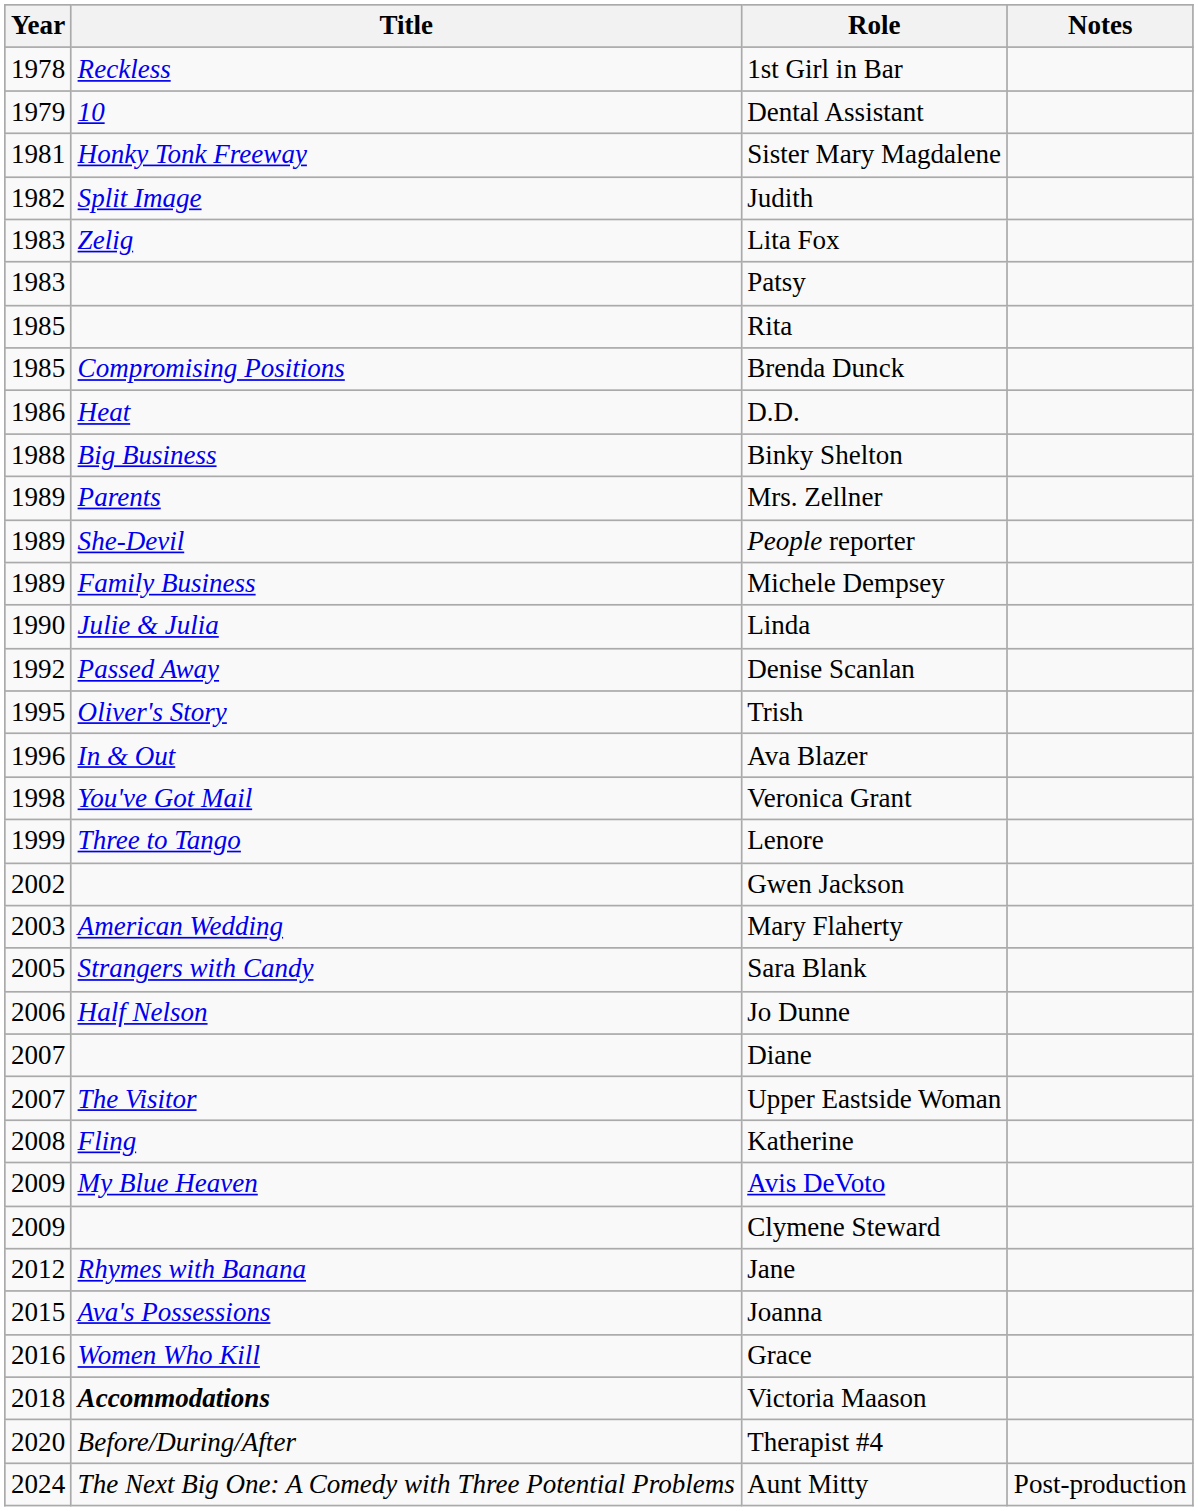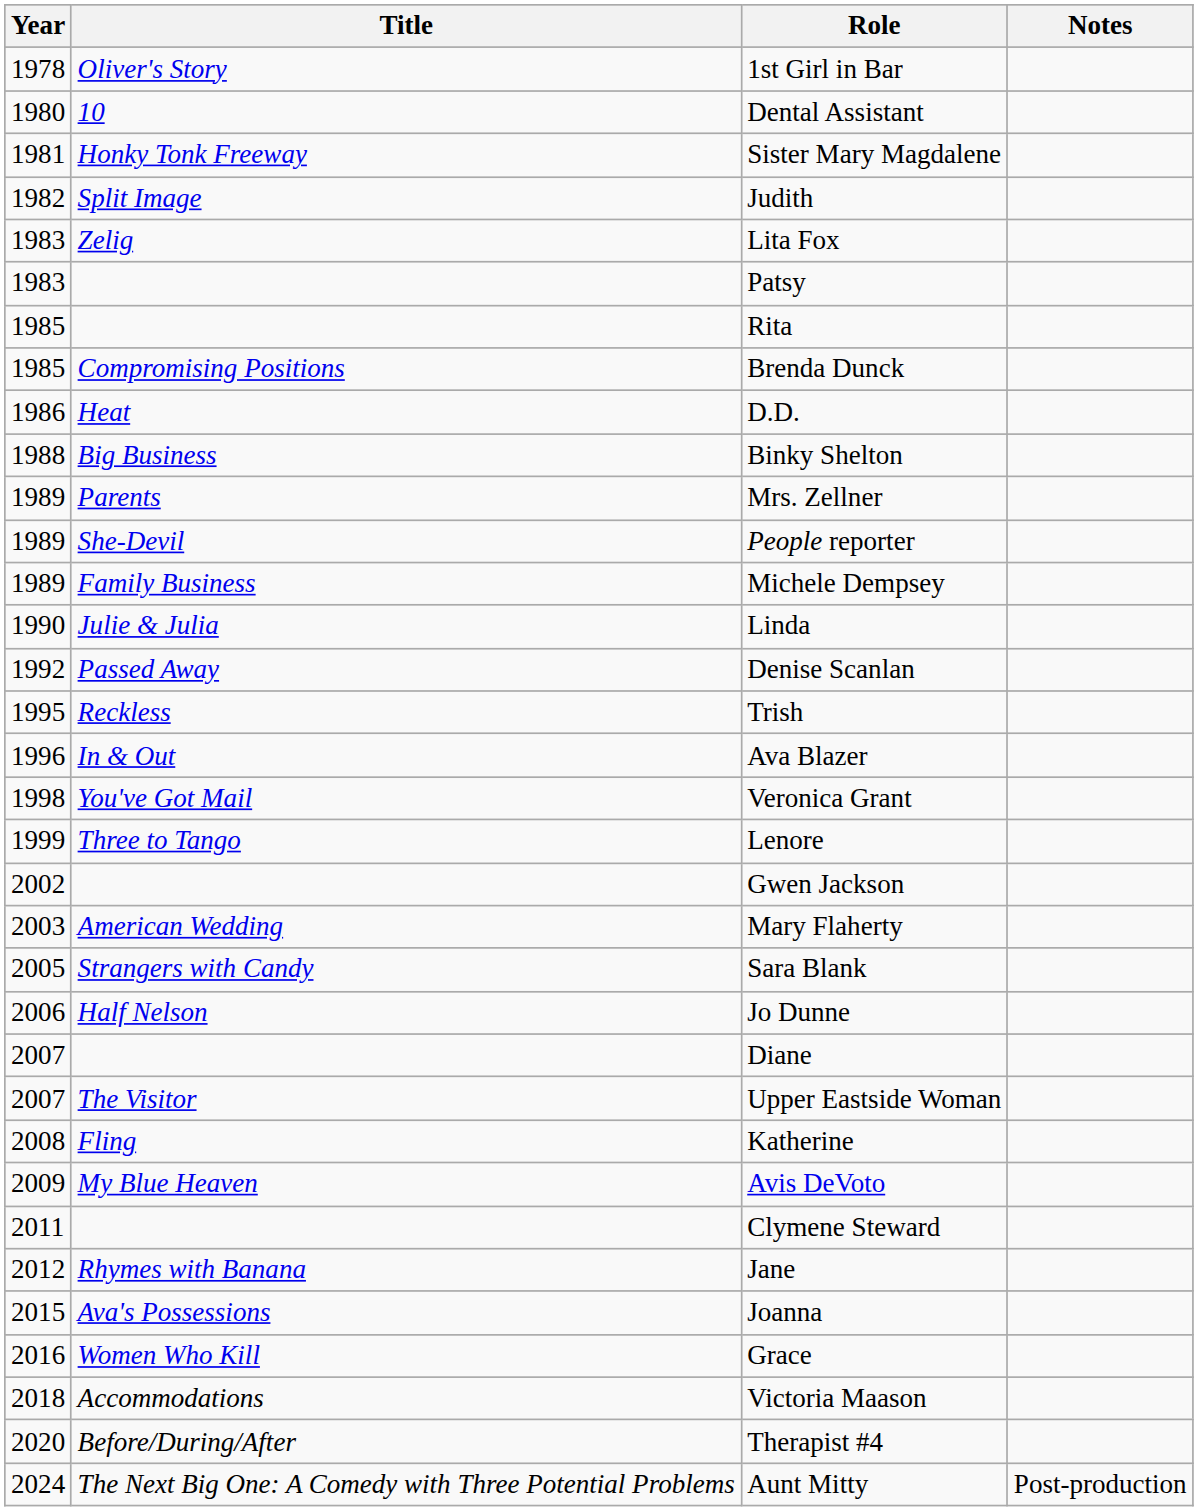(124, 68) Reckless -> (152, 68) Oliver's Story
(38, 111) 1979 -> (38, 111) 1980
(152, 712) Oliver's Story -> (124, 712) Reckless
(38, 1226) 2009 -> (38, 1226) 2011
(174, 1398) bold -> (171, 1398) normal
